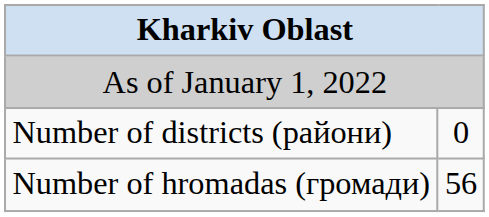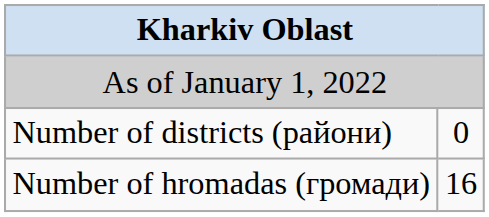(461, 183) 56 -> (461, 183) 16
